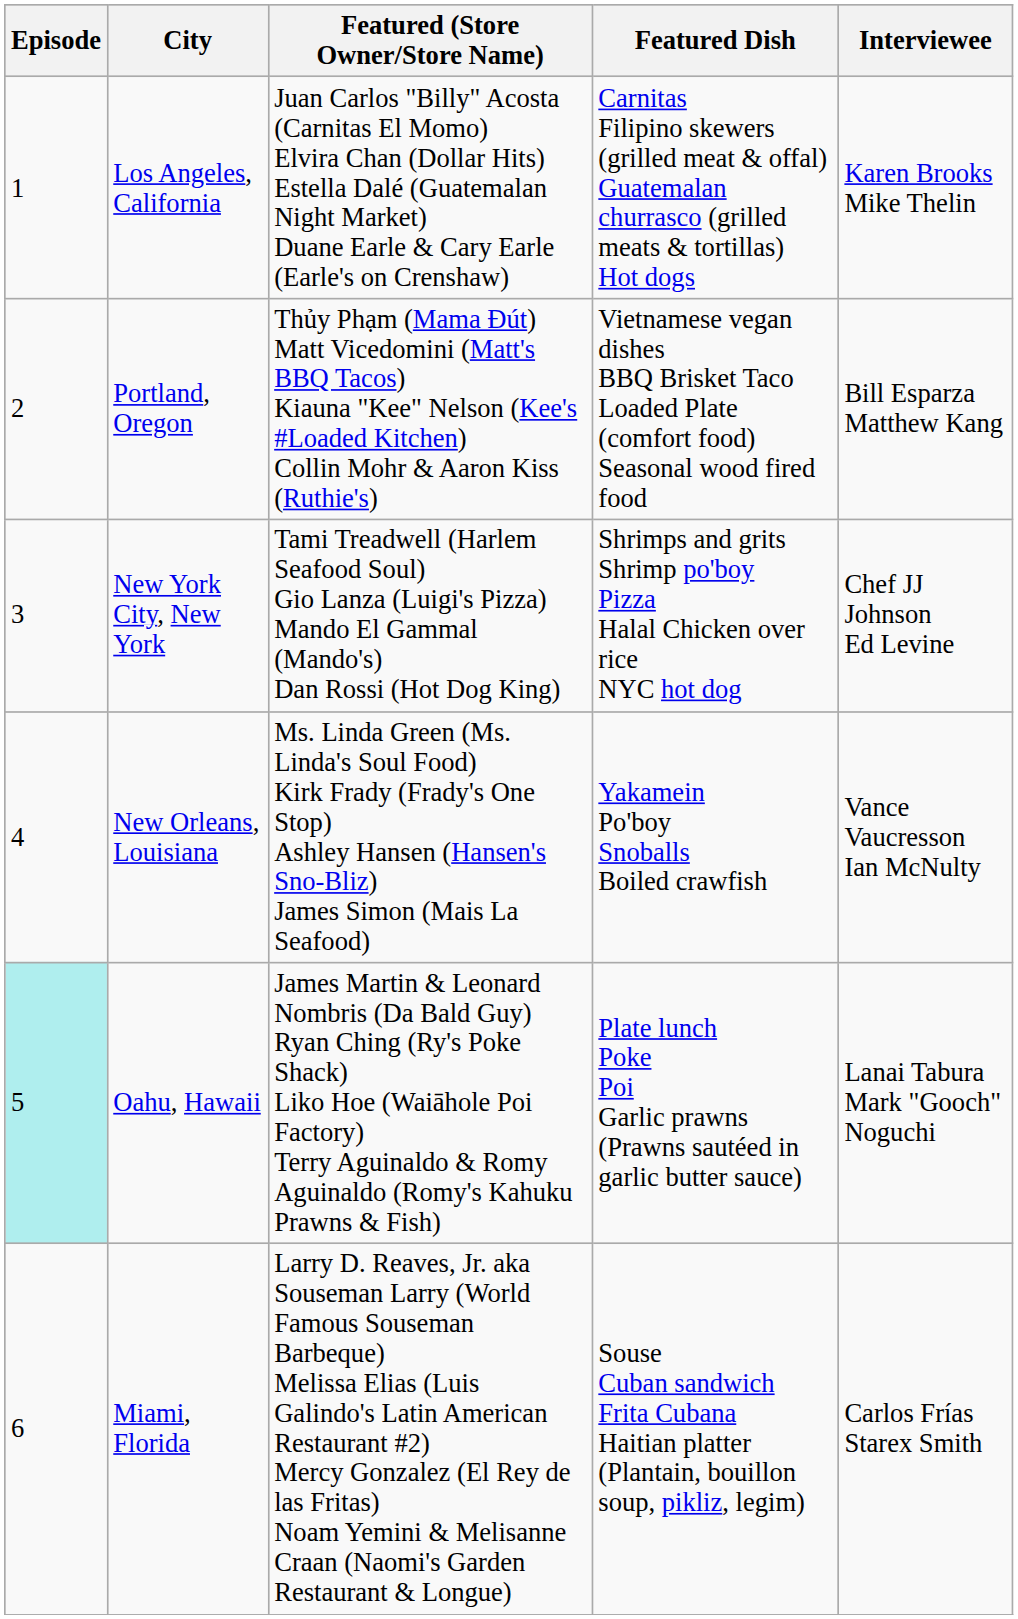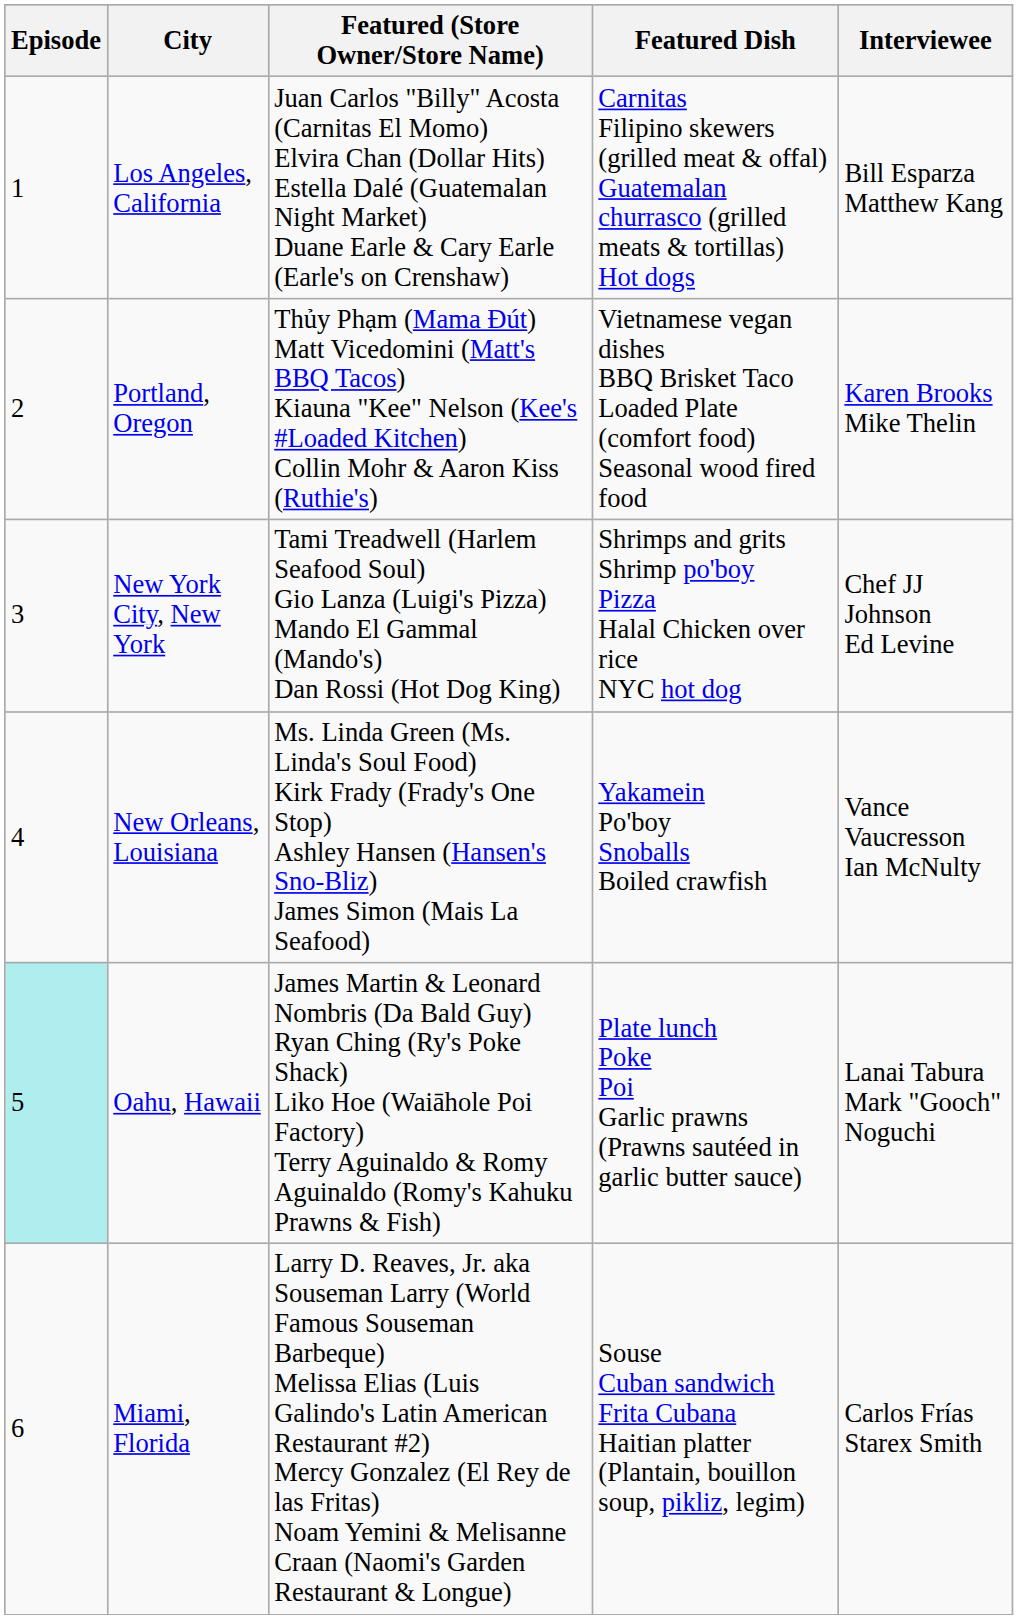(919, 187) Karen Brooks Mike Thelin -> (924, 187) Bill Esparza Matthew Kang
(924, 408) Bill Esparza Matthew Kang -> (919, 408) Karen Brooks Mike Thelin
